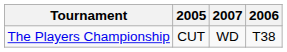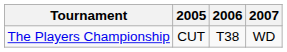columns swapped: (264, 15) <-> (228, 15)
